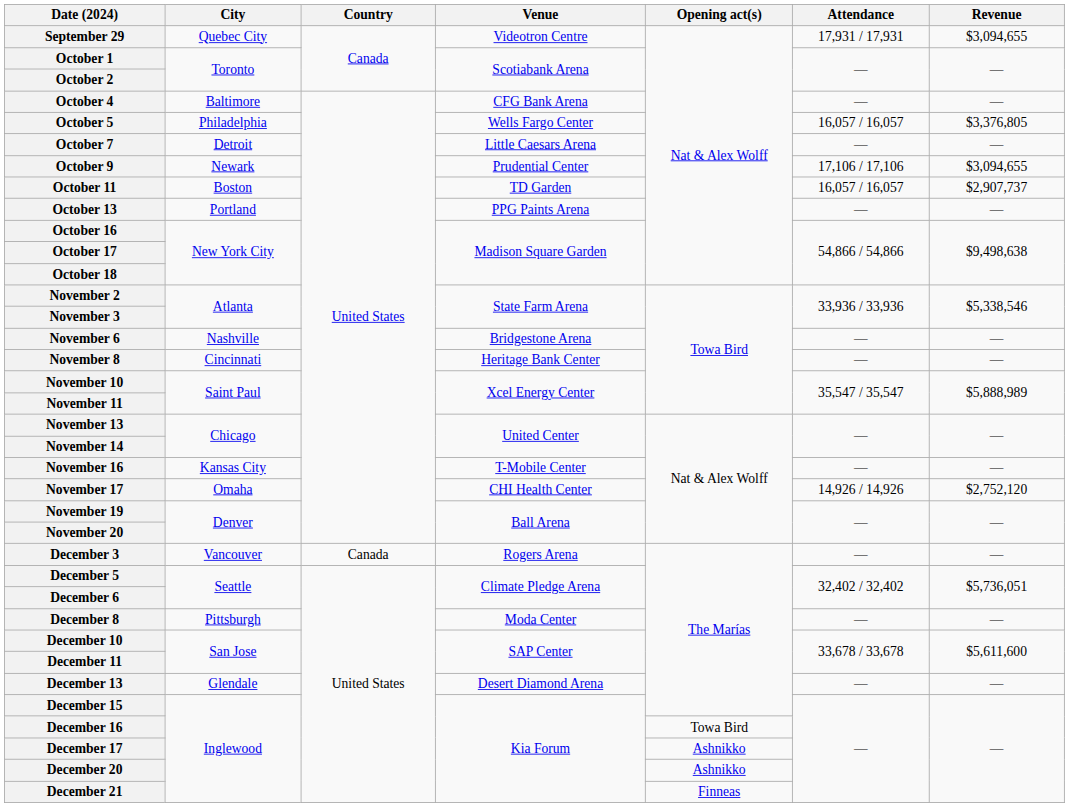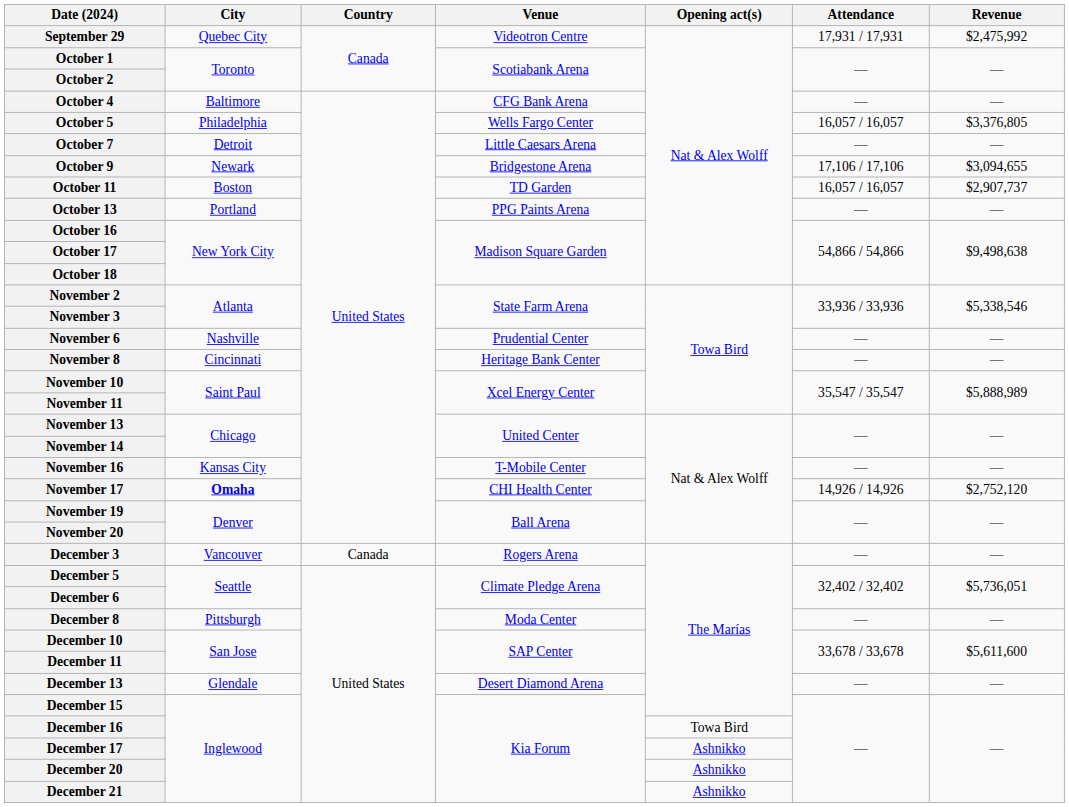(997, 36) $3,094,655 -> (997, 36) $2,475,992
(541, 166) Prudential Center -> (541, 166) Bridgestone Arena
(541, 338) Bridgestone Arena -> (541, 338) Prudential Center
(233, 489) normal -> (233, 489) bold
(719, 791) Finneas -> (719, 791) Ashnikko
